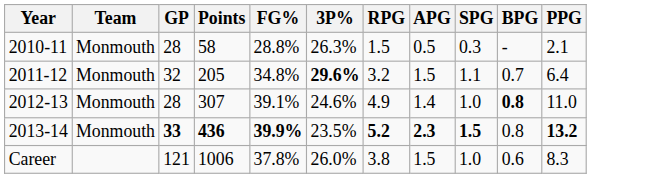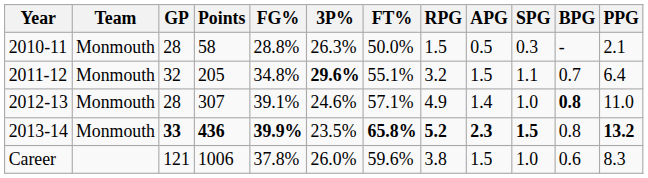+ column: (392, 18)
